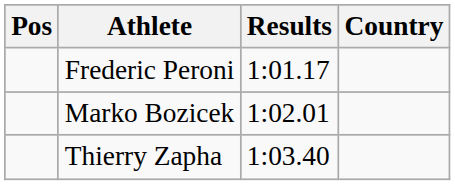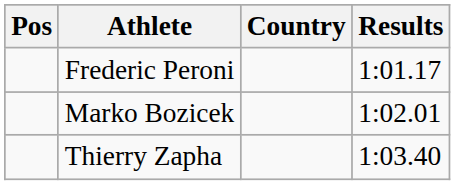columns swapped: (394, 26) <-> (289, 26)
